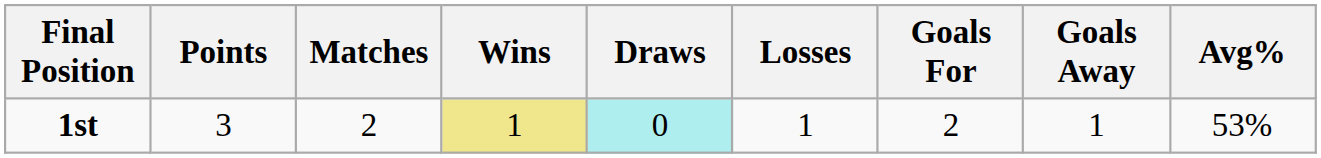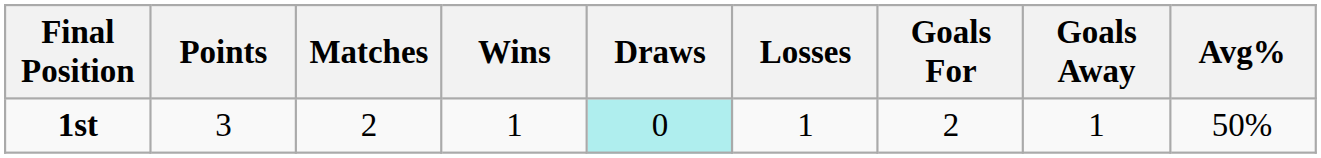(514, 125) khaki background -> (514, 125) no background
(1242, 125) 53% -> (1242, 125) 50%
